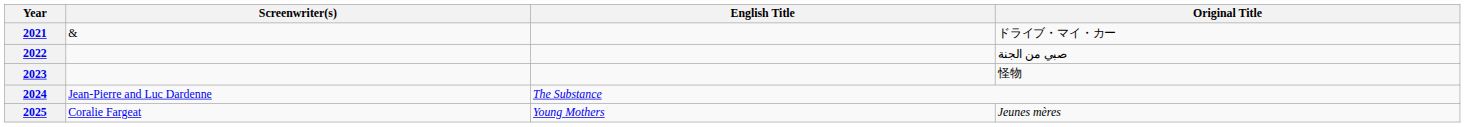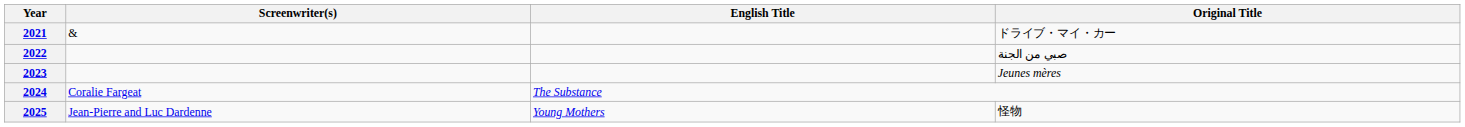(1010, 73) 怪物 -> (1029, 73) Jeunes mères
(140, 94) Jean-Pierre and Luc Dardenne -> (105, 91) Coralie Fargeat
(105, 112) Coralie Fargeat -> (140, 111) Jean-Pierre and Luc Dardenne
(1029, 112) Jeunes mères -> (1010, 111) 怪物
